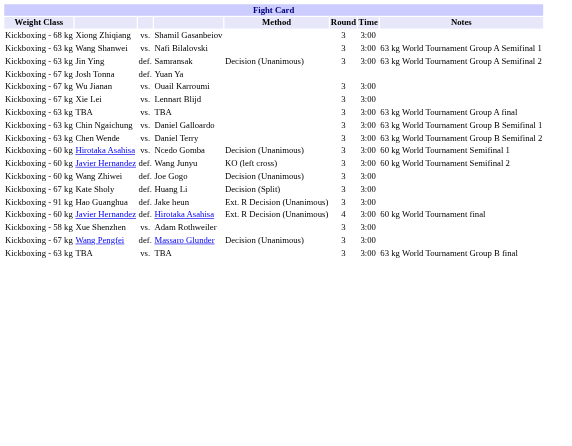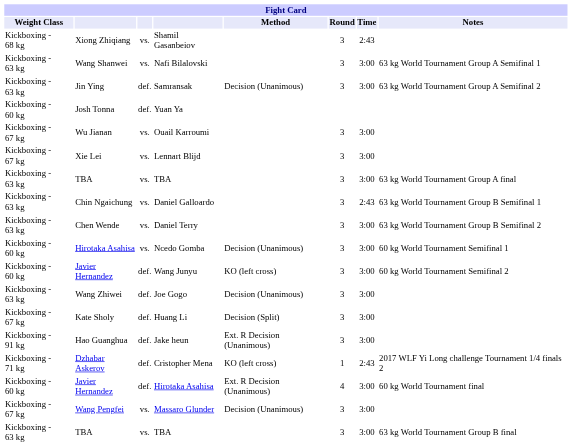(368, 35) 3:00 -> (367, 40) 2:43
(39, 74) Kickboxing - 67 kg -> (28, 110) Kickboxing - 60 kg
(368, 125) 3:00 -> (367, 202) 2:43
(39, 176) Kickboxing - 60 kg -> (28, 294) Kickboxing - 63 kg
+ row: (90, 363)
- row: (101, 227)
(145, 240) def. -> (145, 409) vs.
